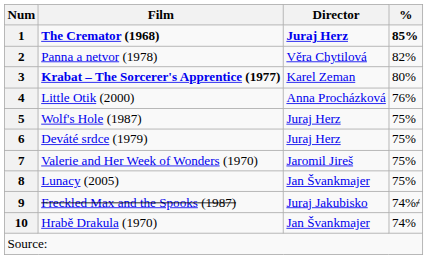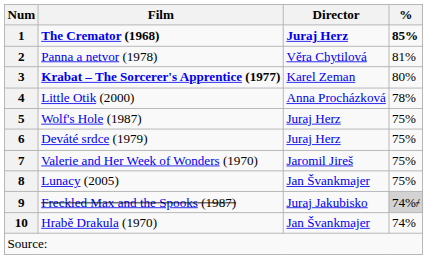(404, 56) 82% -> (404, 56) 81%
(404, 98) 76% -> (404, 98) 78%
(406, 202) no background -> (406, 202) lightgrey background
